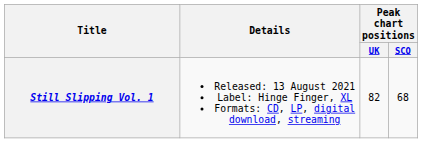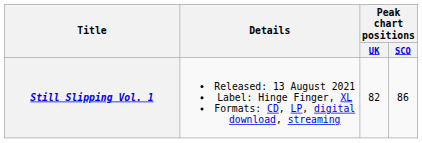(403, 98) 68 -> (403, 98) 86
